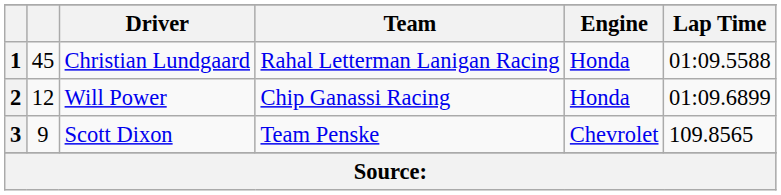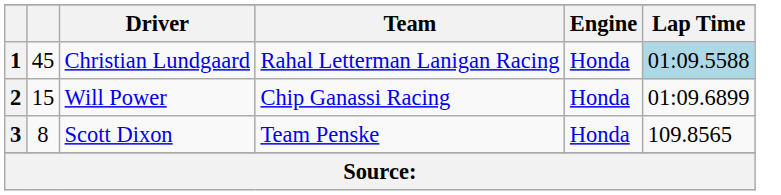(720, 60) no background -> (699, 60) lightblue background
(43, 97) 12 -> (43, 97) 15
(43, 134) 9 -> (43, 134) 8
(614, 134) Chevrolet -> (600, 134) Honda
